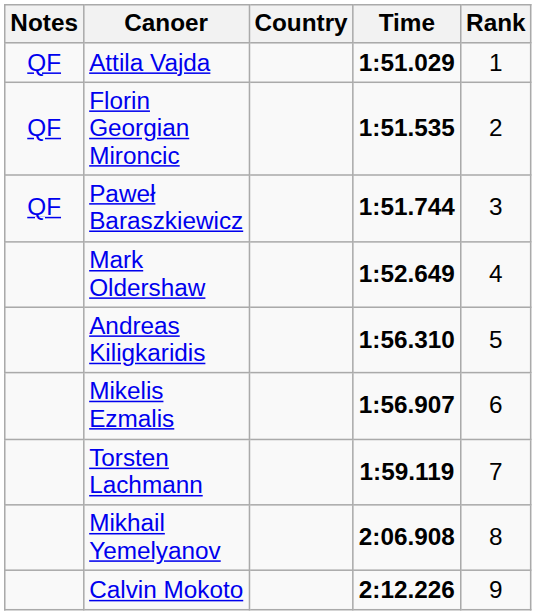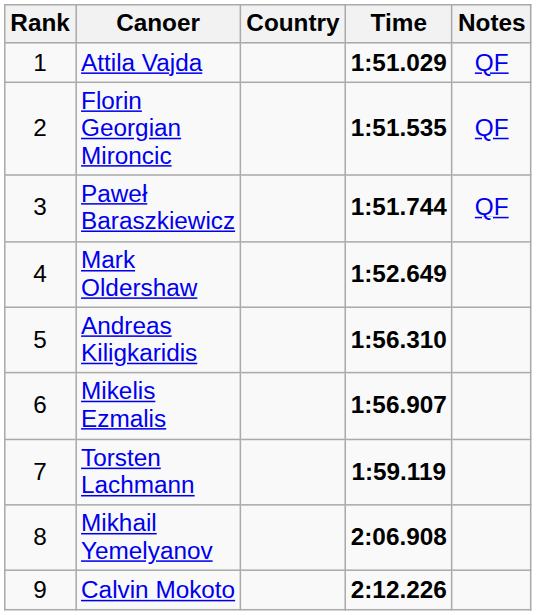columns swapped: (496, 23) <-> (44, 23)
